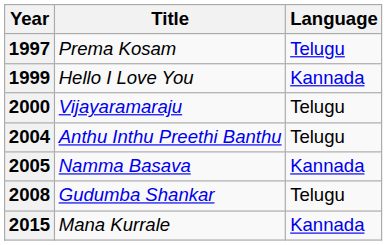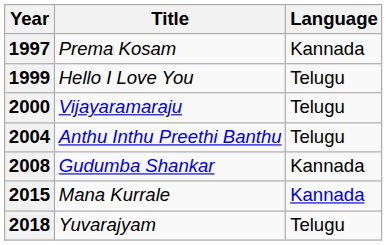(317, 48) Telugu -> (327, 48) Kannada
(327, 78) Kannada -> (317, 78) Telugu
- row: (30, 166)
(317, 195) Telugu -> (327, 166) Kannada
+ row: (30, 225)
